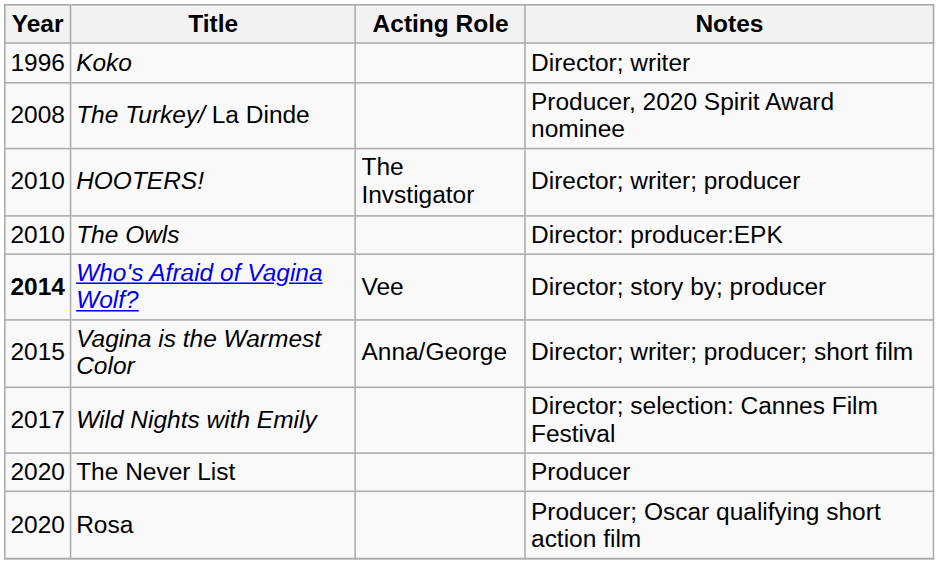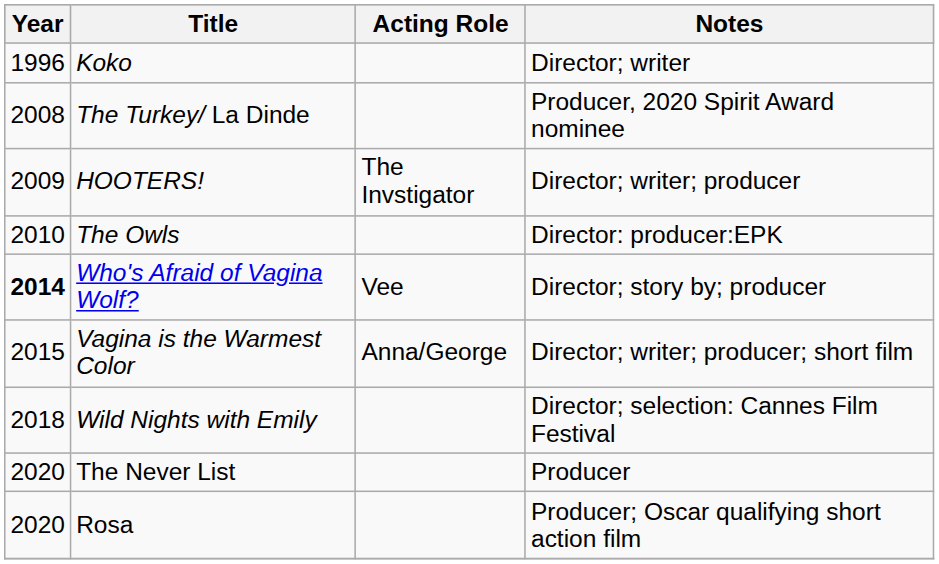(38, 181) 2010 -> (38, 181) 2009
(38, 419) 2017 -> (38, 419) 2018
